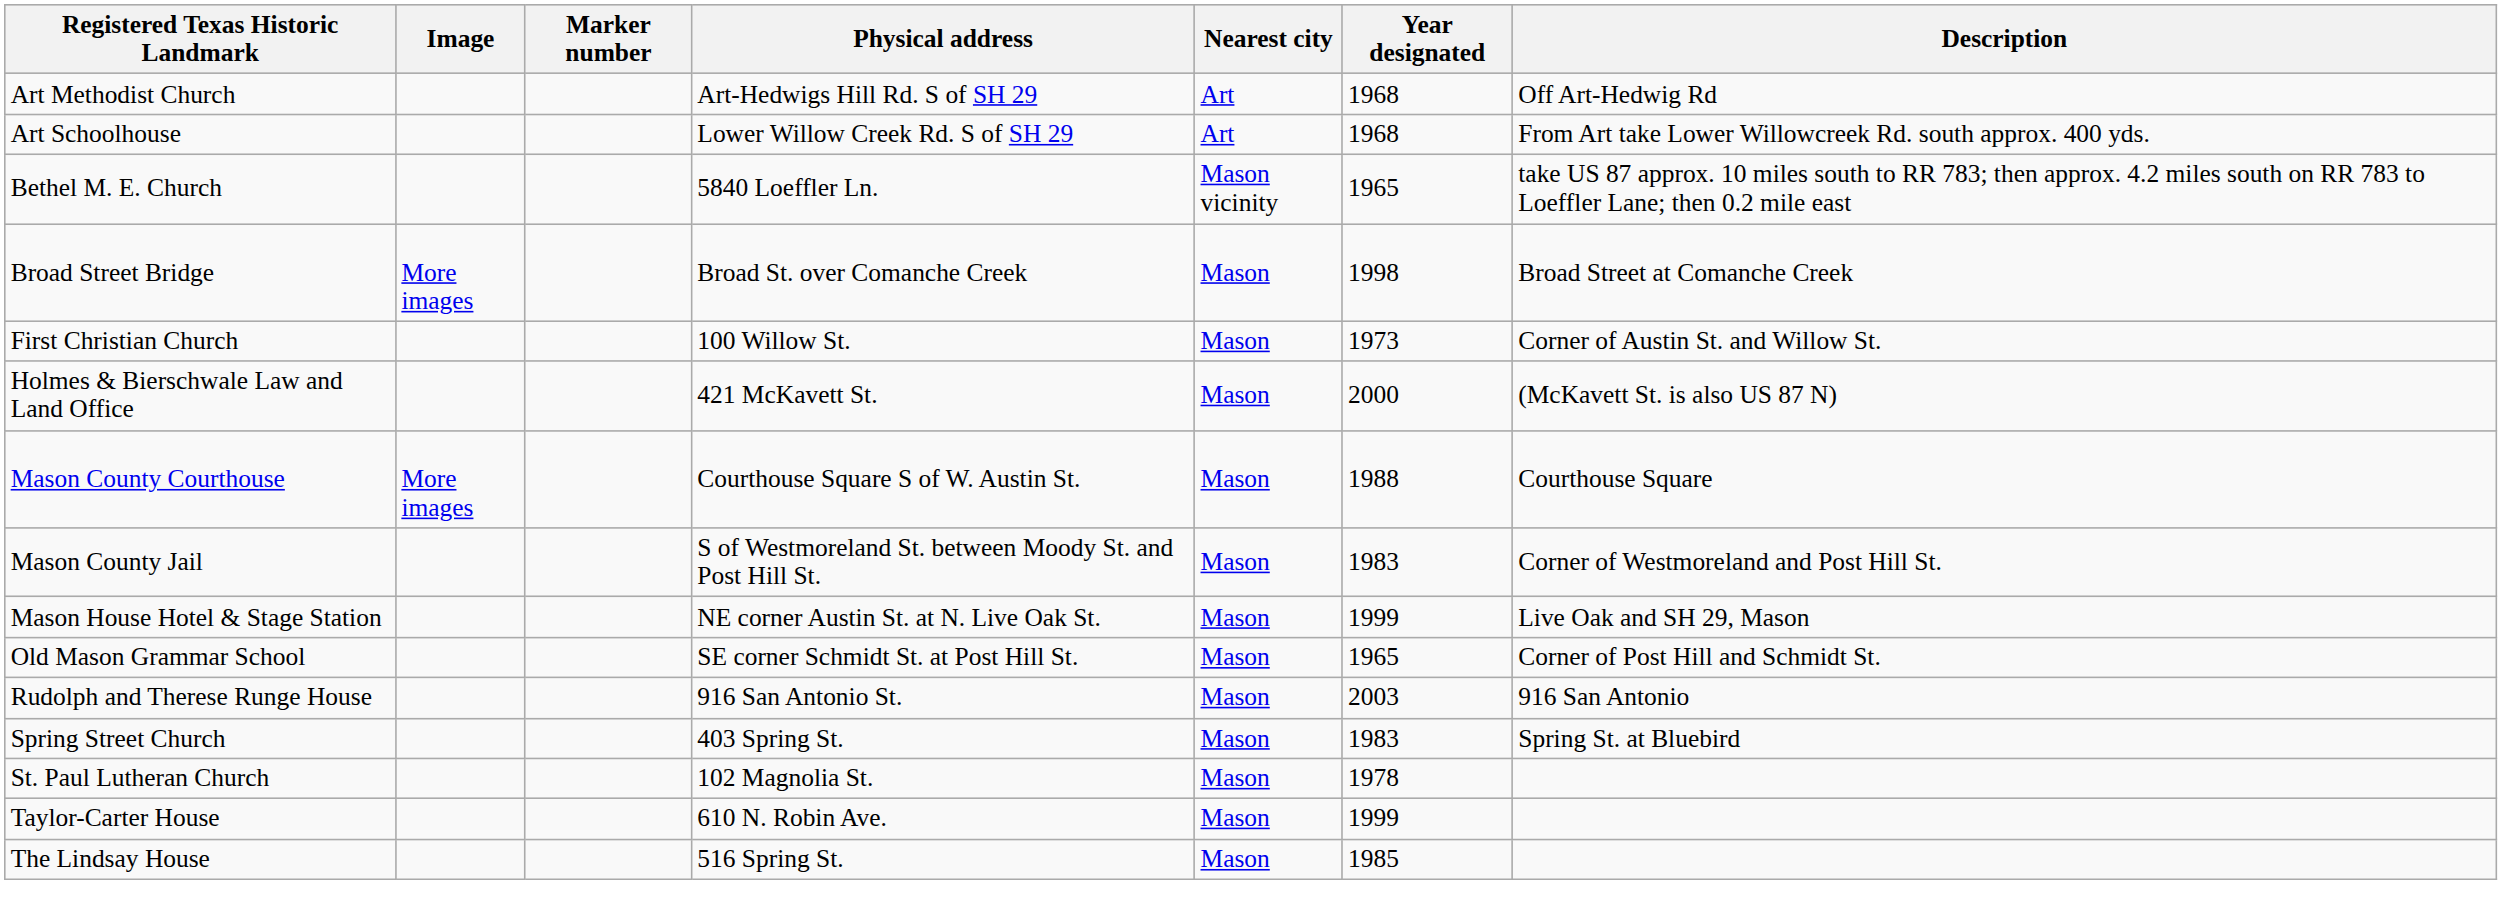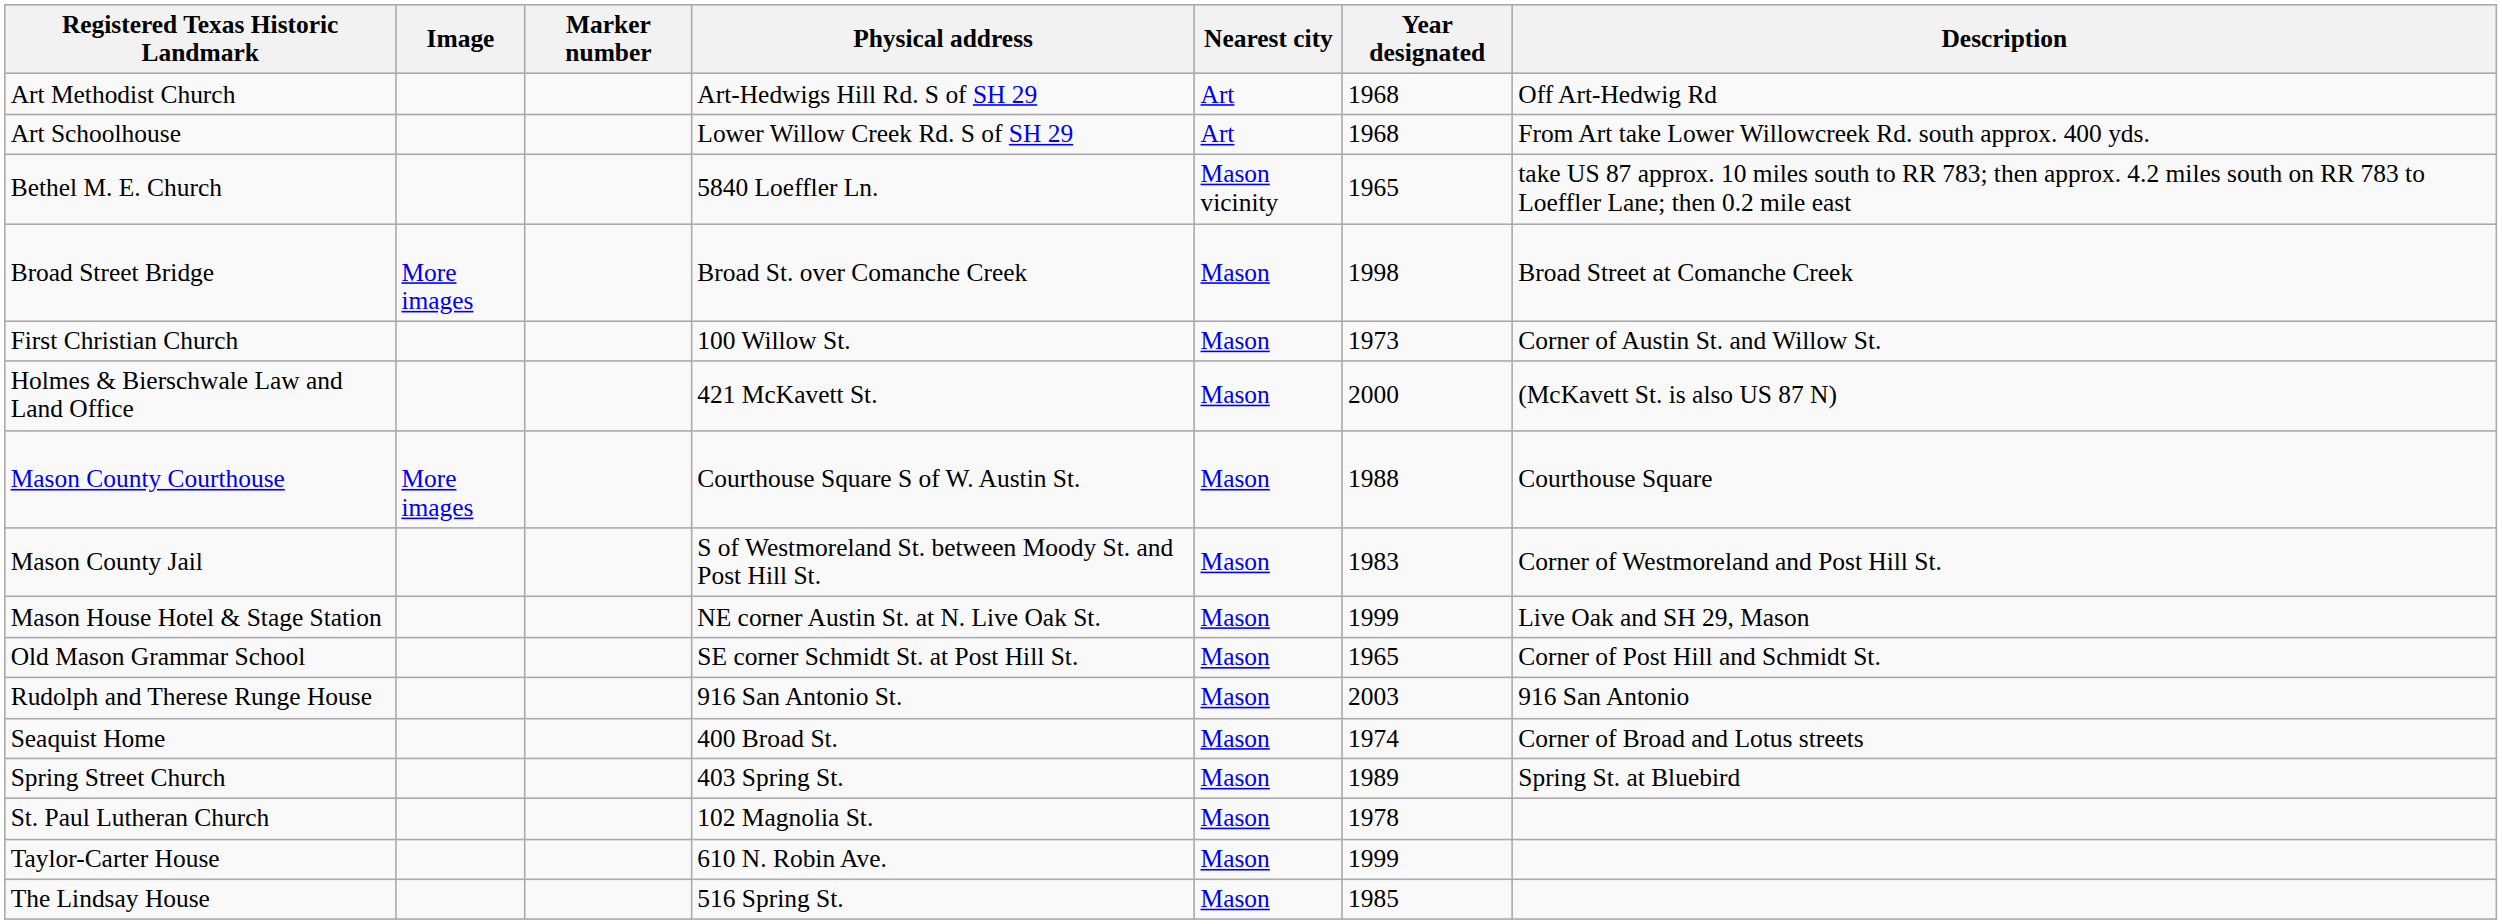+ row: (88, 737)
(1373, 737) 1983 -> (1373, 778) 1989
